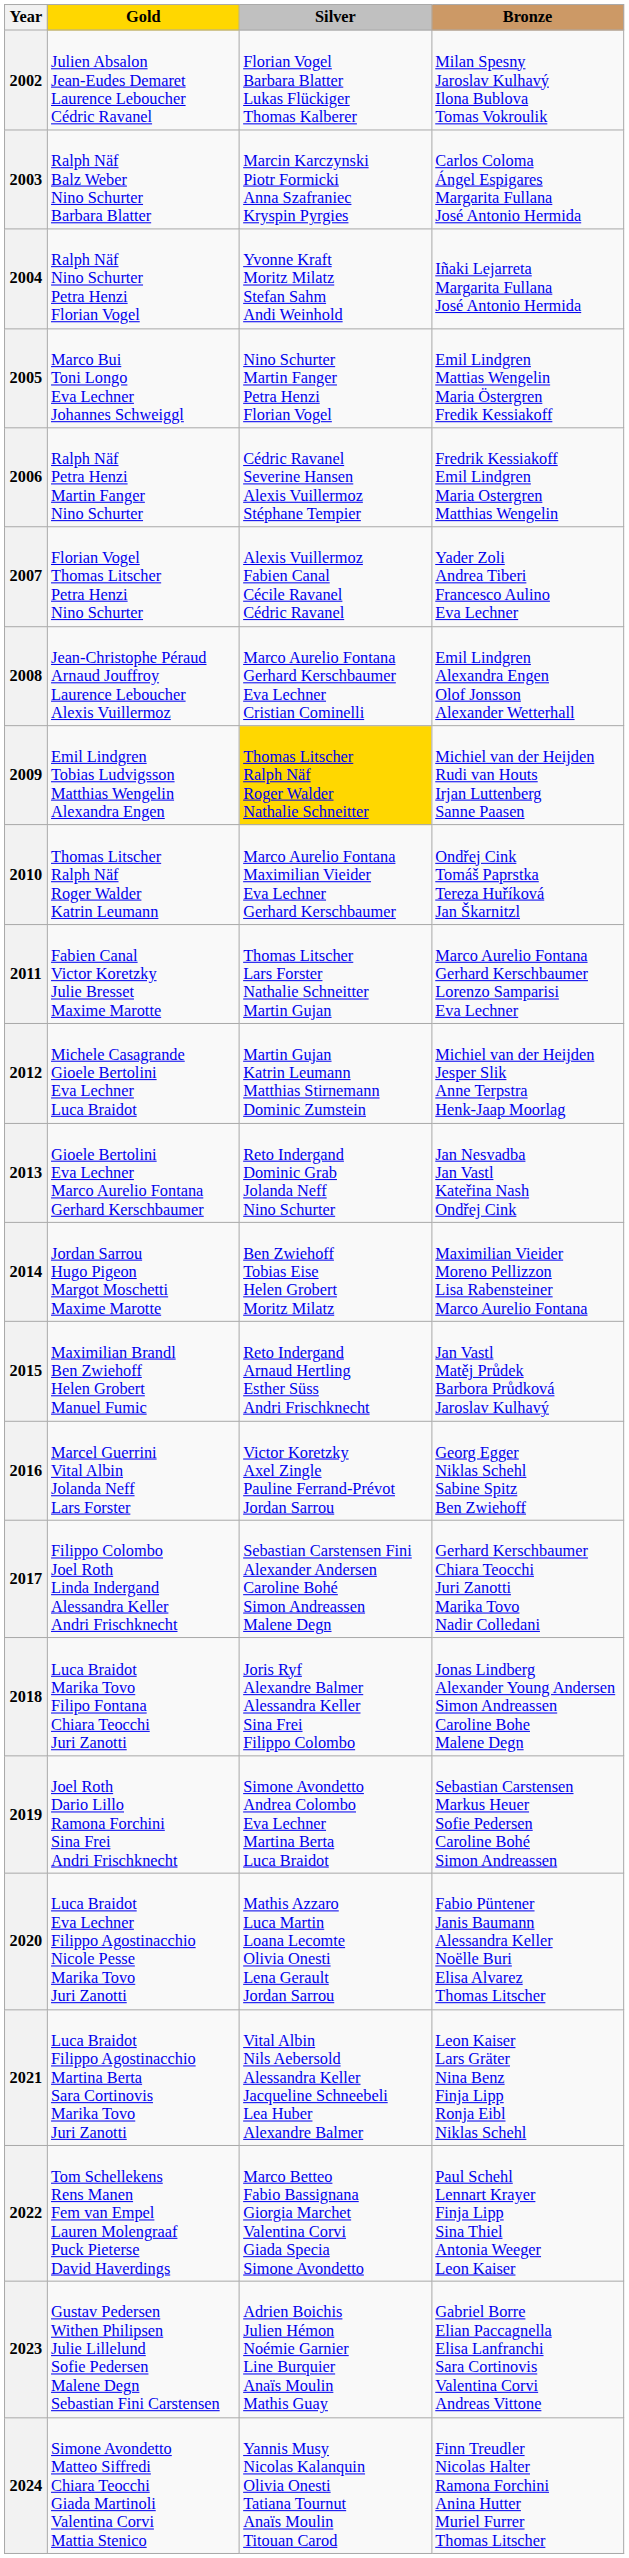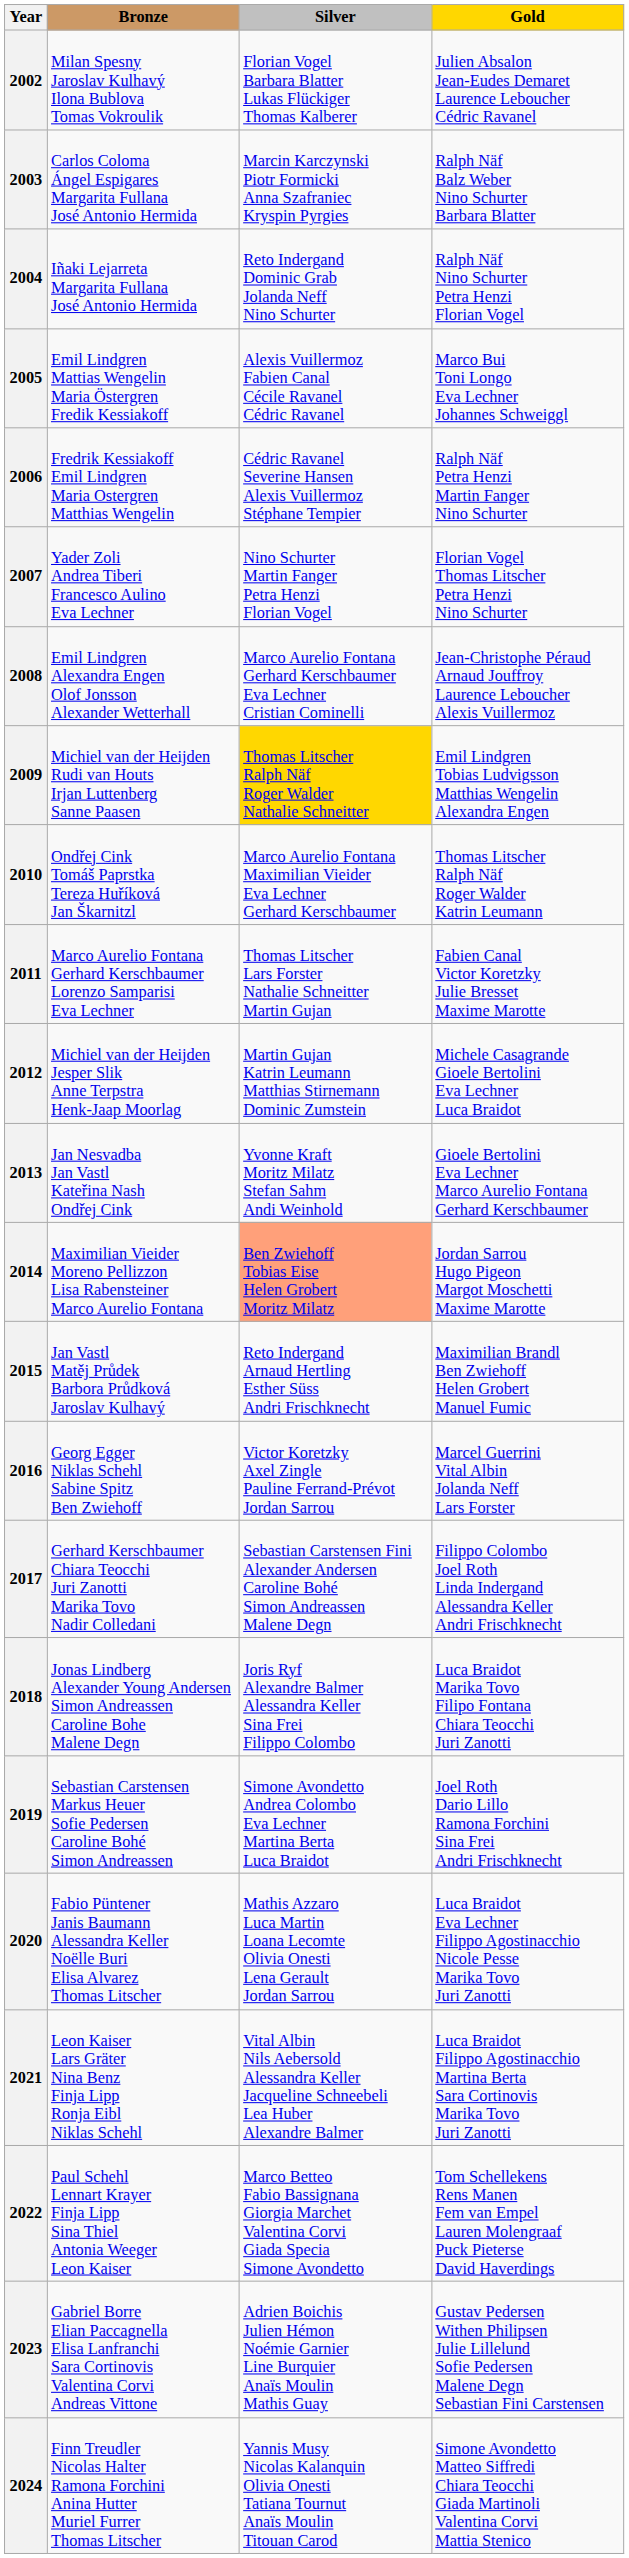columns swapped: (143, 17) <-> (528, 17)
(293, 287) Yvonne Kraft Moritz Milatz Stefan Sahm Andi Weinhold -> (294, 287) Reto Indergand Dominic Grab Jolanda Neff Nino Schurter
(290, 387) Nino Schurter Martin Fanger Petra Henzi Florian Vogel -> (303, 387) Alexis Vuillermoz Fabien Canal Cécile Ravanel Cédric Ravanel
(303, 585) Alexis Vuillermoz Fabien Canal Cécile Ravanel Cédric Ravanel -> (290, 585) Nino Schurter Martin Fanger Petra Henzi Florian Vogel
(294, 1181) Reto Indergand Dominic Grab Jolanda Neff Nino Schurter -> (293, 1181) Yvonne Kraft Moritz Milatz Stefan Sahm Andi Weinhold
(290, 1281) no background -> (290, 1281) lightsalmon background
